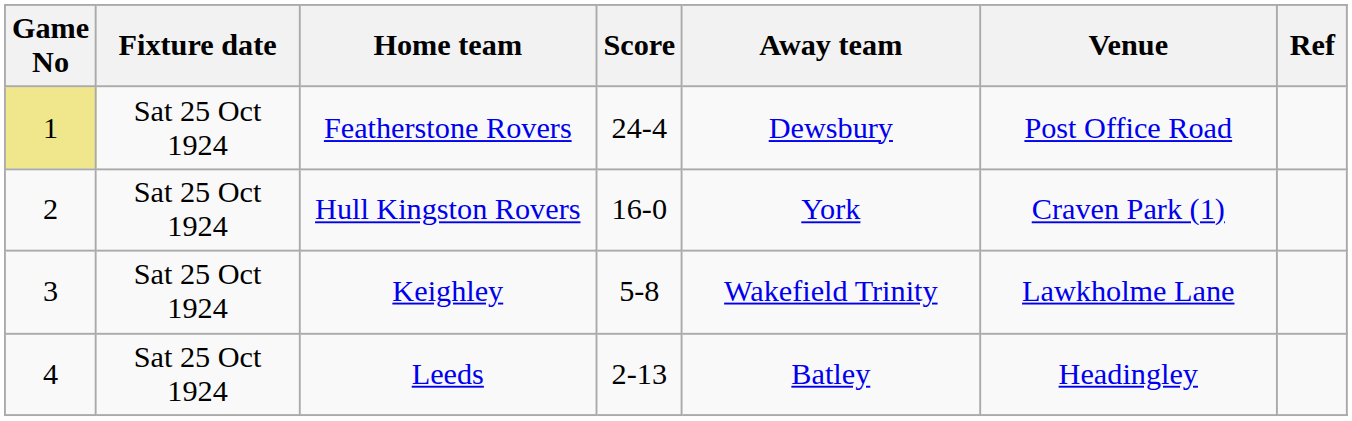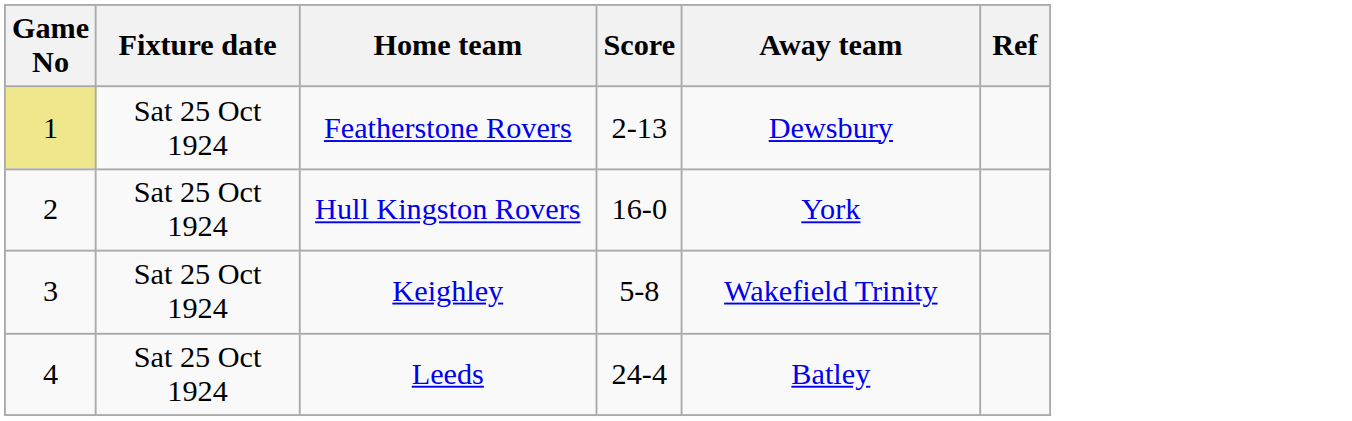- column: (1128, 45)
(639, 127) 24-4 -> (639, 127) 2-13
(639, 373) 2-13 -> (639, 373) 24-4
